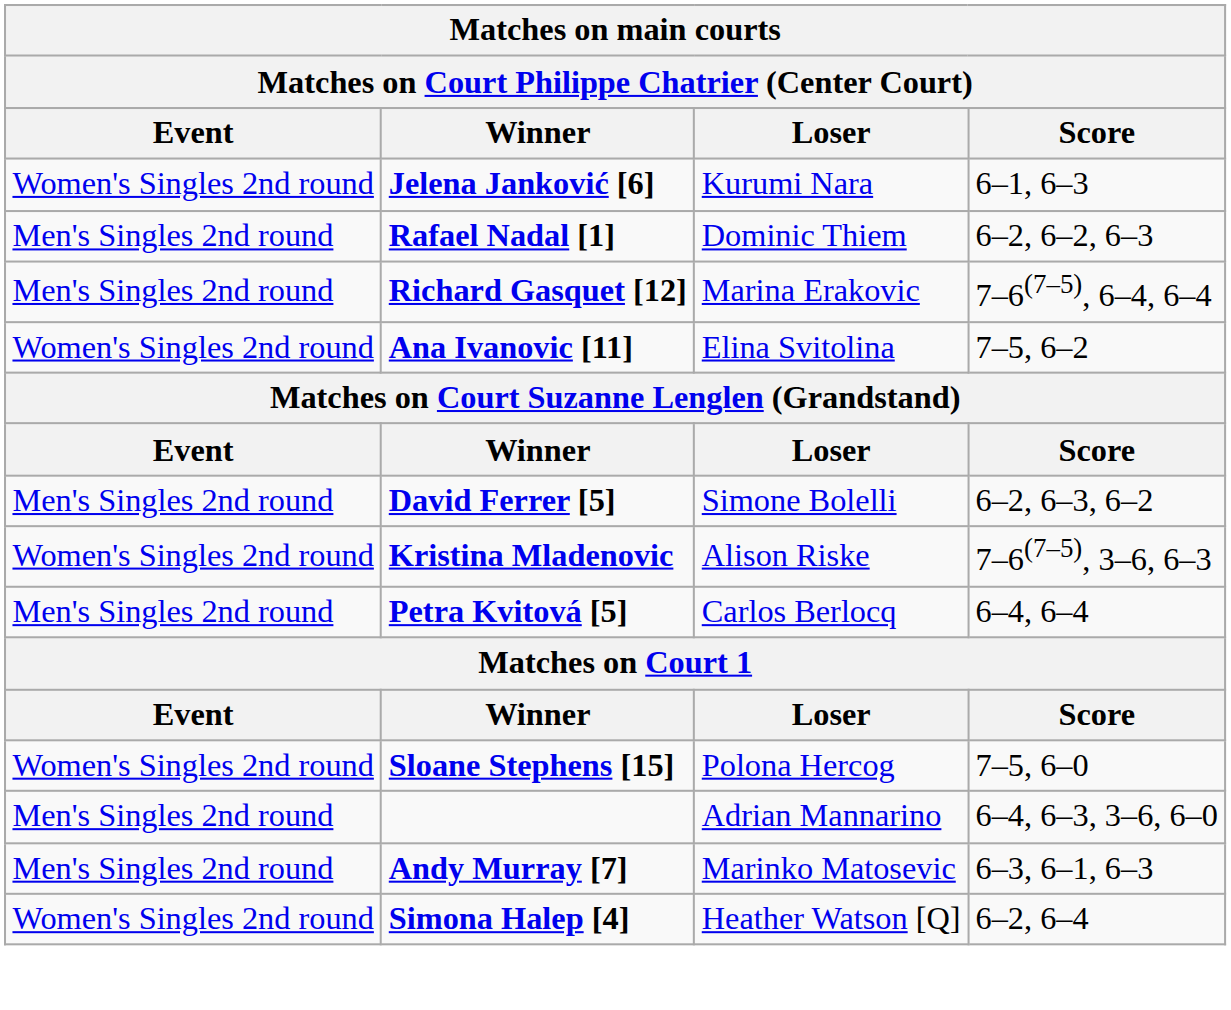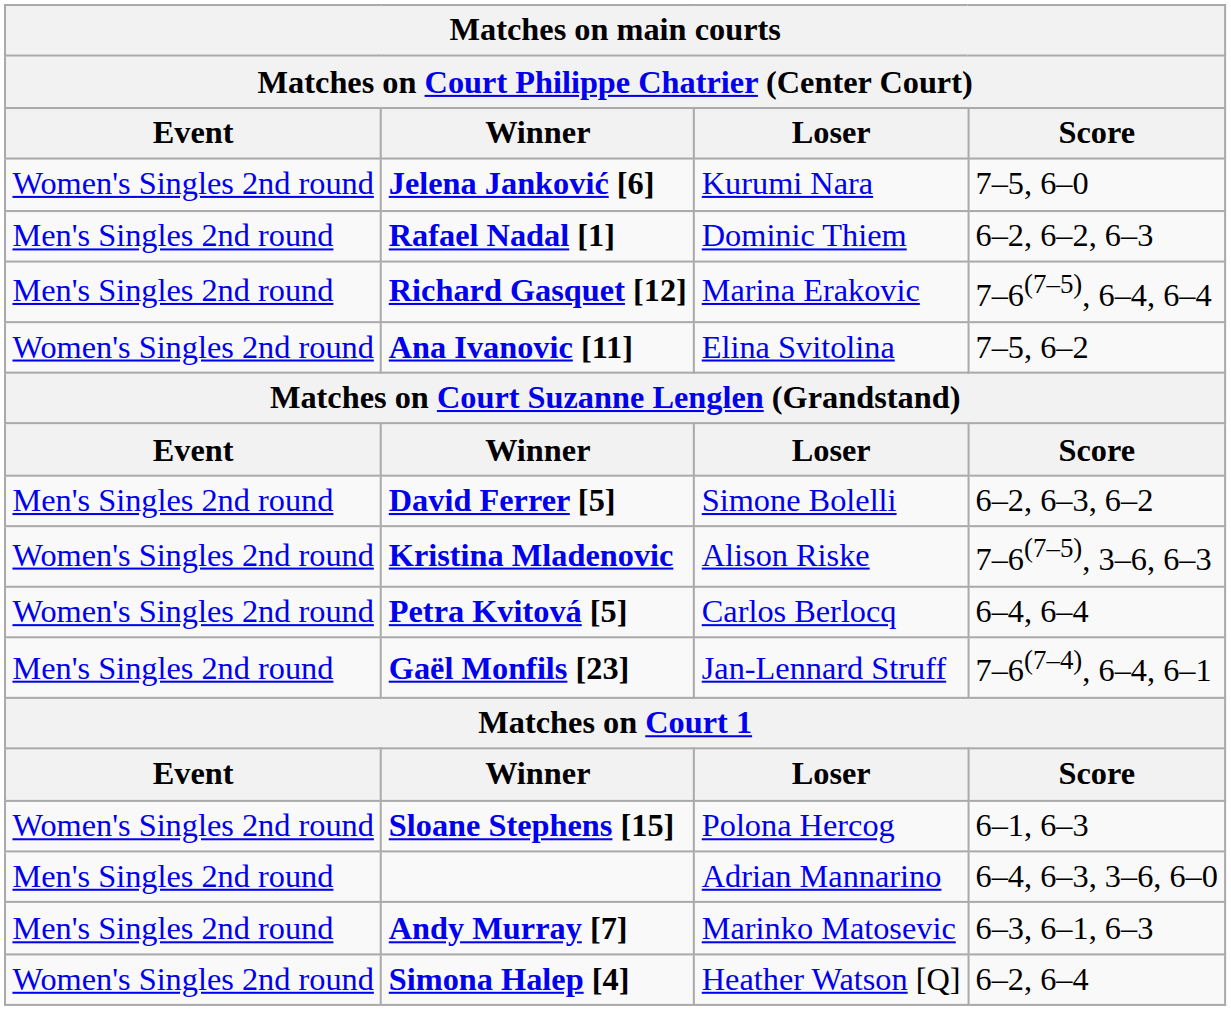(1032, 183) 6–1, 6–3 -> (1032, 183) 7–5, 6–0
(173, 611) Men's Singles 2nd round -> (193, 611) Women's Singles 2nd round
+ row: (509, 667)
(1032, 765) 7–5, 6–0 -> (1032, 825) 6–1, 6–3
